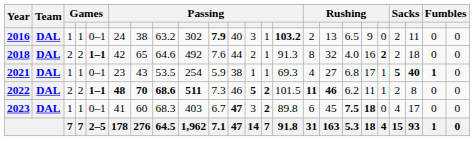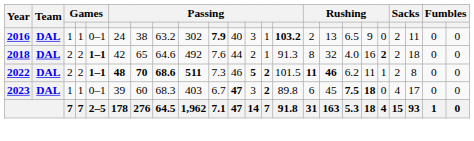- row: (18, 72)
(120, 108) 41 -> (120, 90) 39
